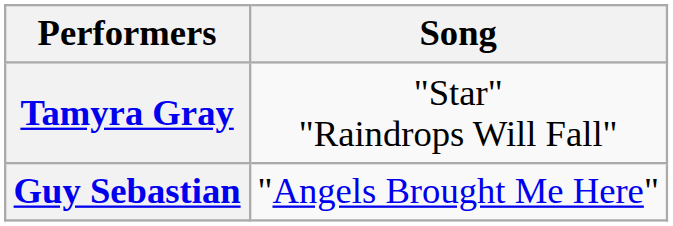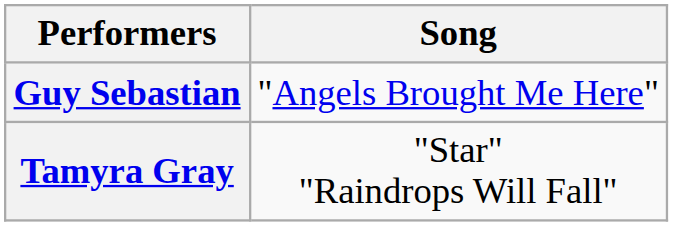rows swapped: (127, 112) <-> (127, 190)
